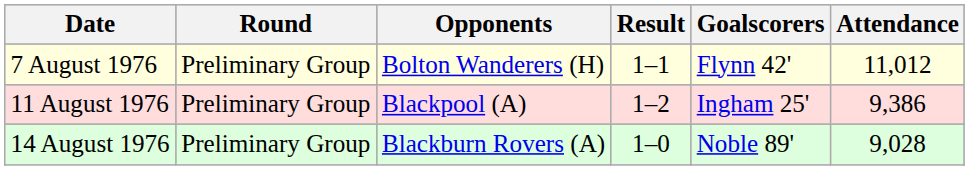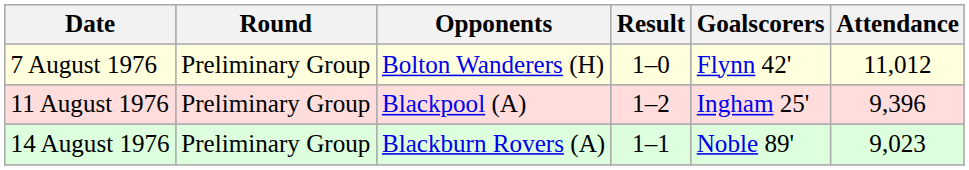(651, 64) 1–1 -> (651, 64) 1–0
(898, 104) 9,386 -> (898, 104) 9,396
(651, 143) 1–0 -> (651, 143) 1–1
(898, 143) 9,028 -> (898, 143) 9,023
